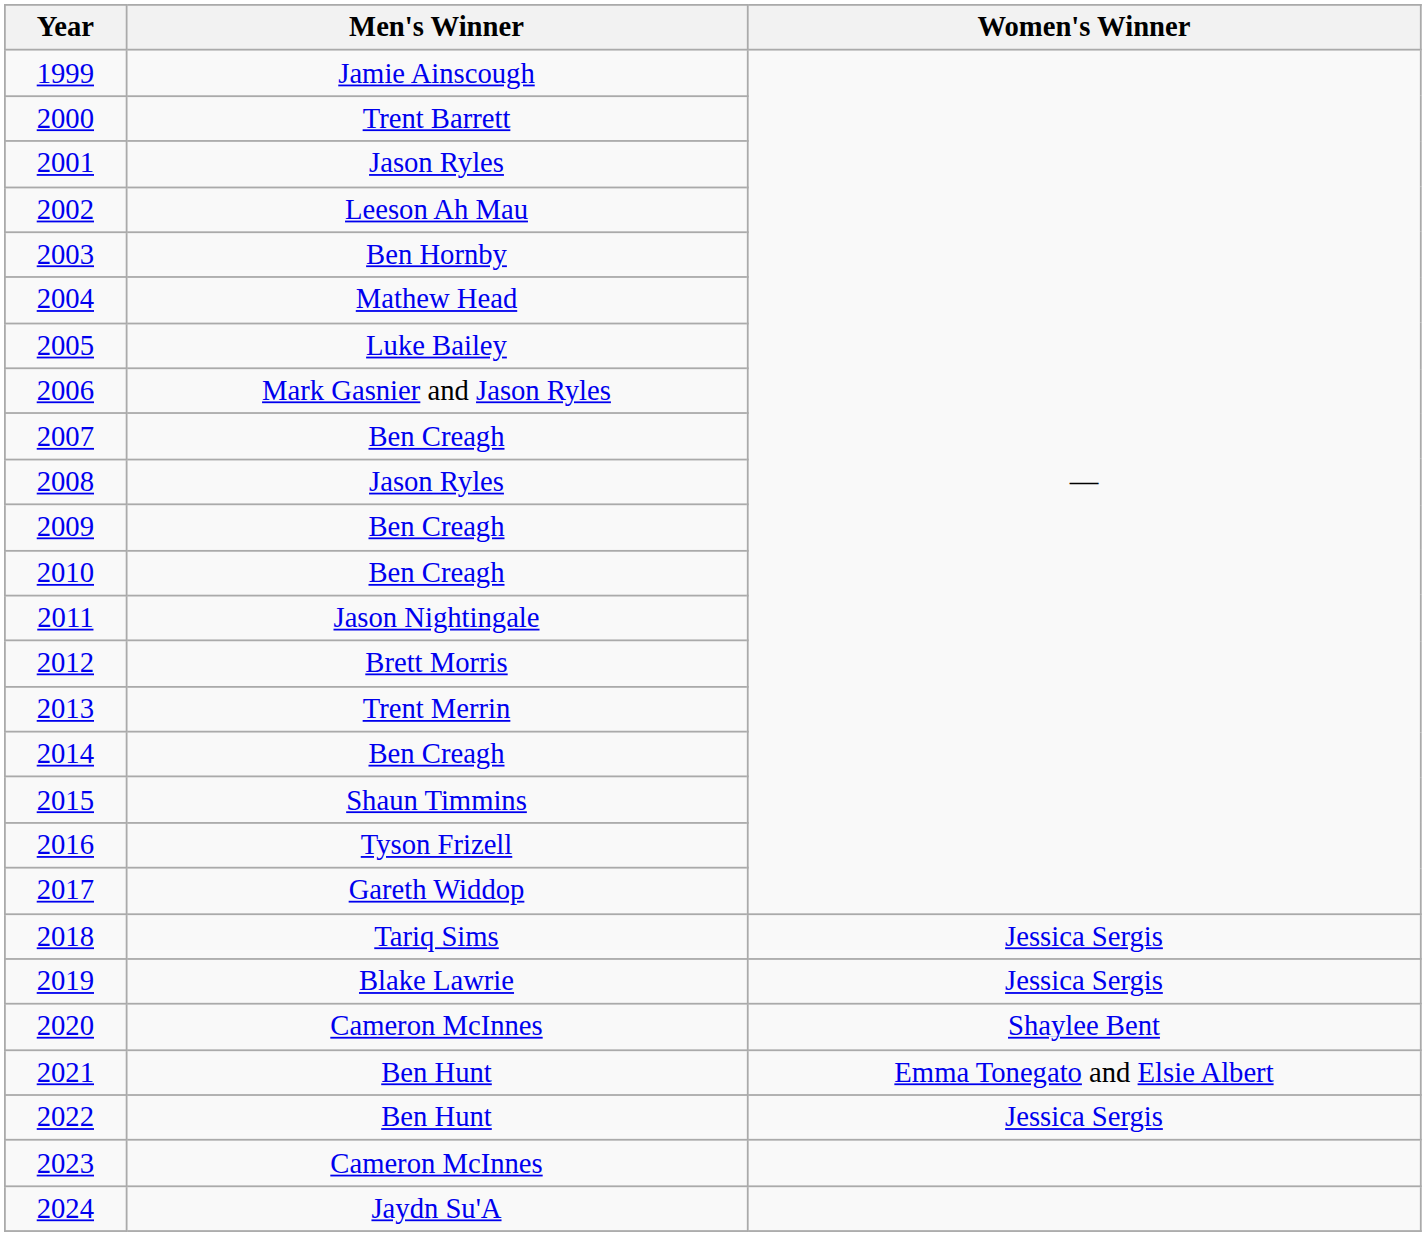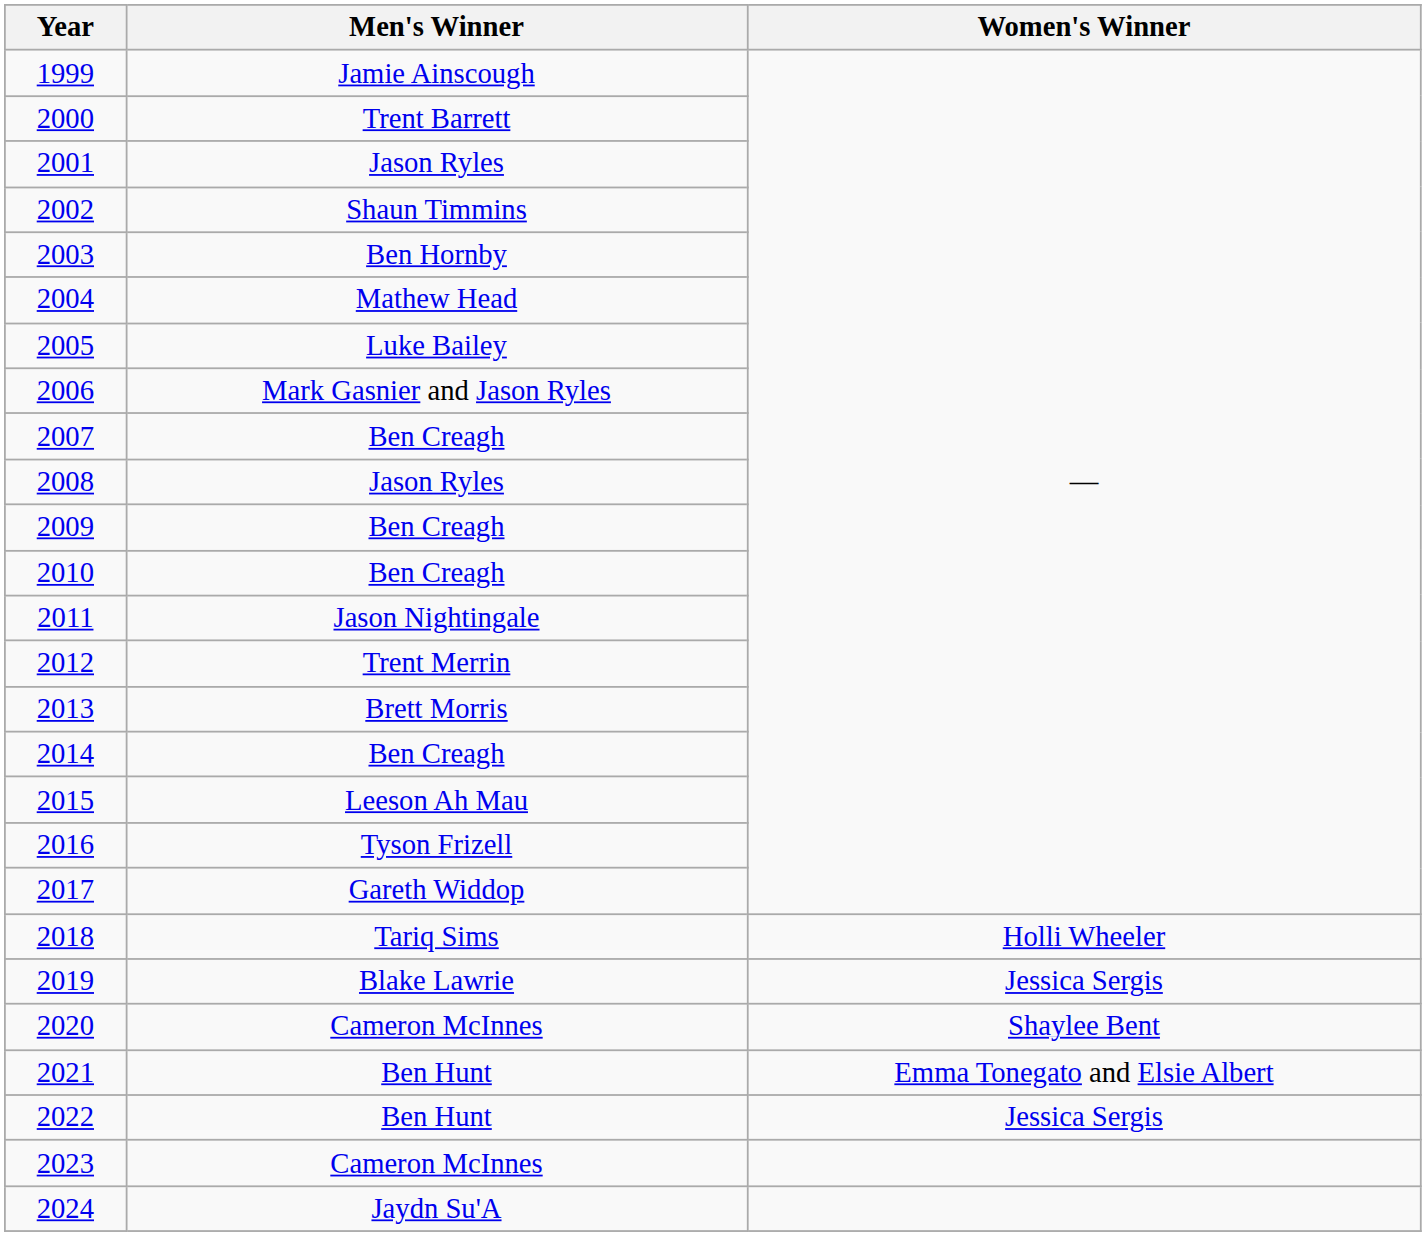(436, 208) Leeson Ah Mau -> (437, 208) Shaun Timmins
(436, 663) Brett Morris -> (436, 663) Trent Merrin
(436, 708) Trent Merrin -> (436, 708) Brett Morris
(437, 799) Shaun Timmins -> (436, 799) Leeson Ah Mau
(1084, 935) Jessica Sergis -> (1084, 935) Holli Wheeler
